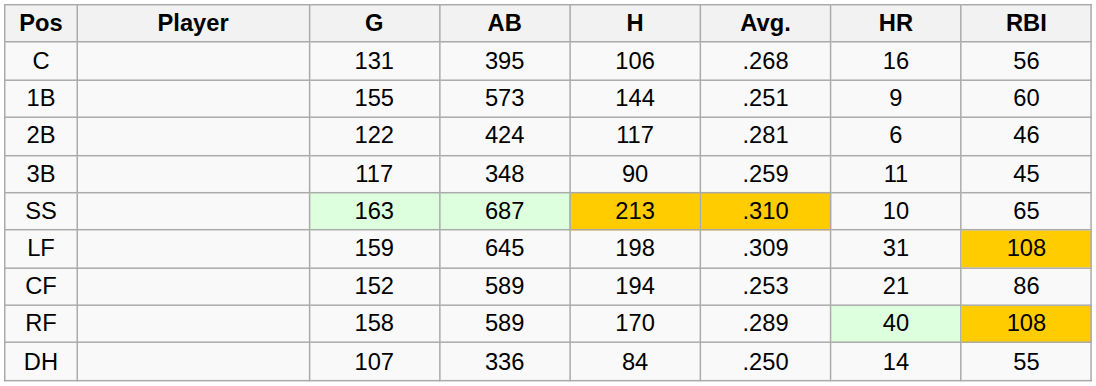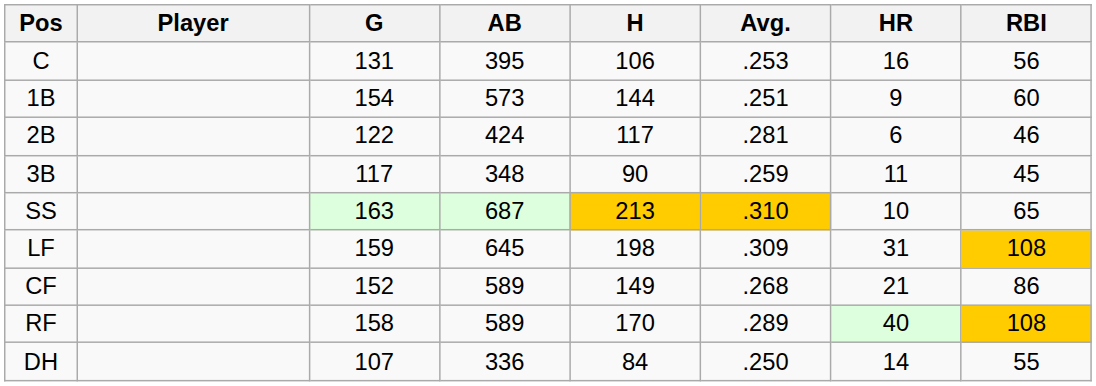(766, 60) .268 -> (766, 60) .253
(374, 98) 155 -> (374, 98) 154
(635, 286) 194 -> (635, 286) 149
(766, 286) .253 -> (766, 286) .268
